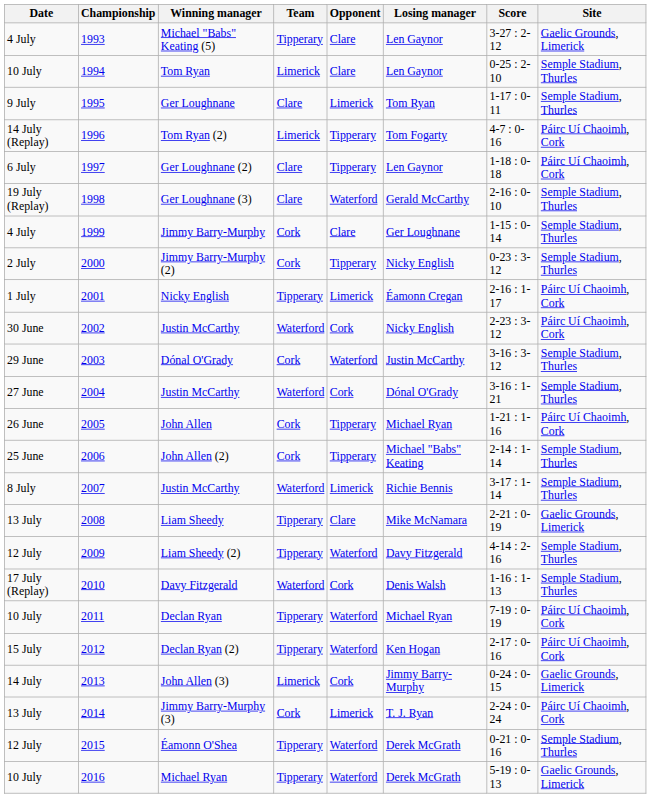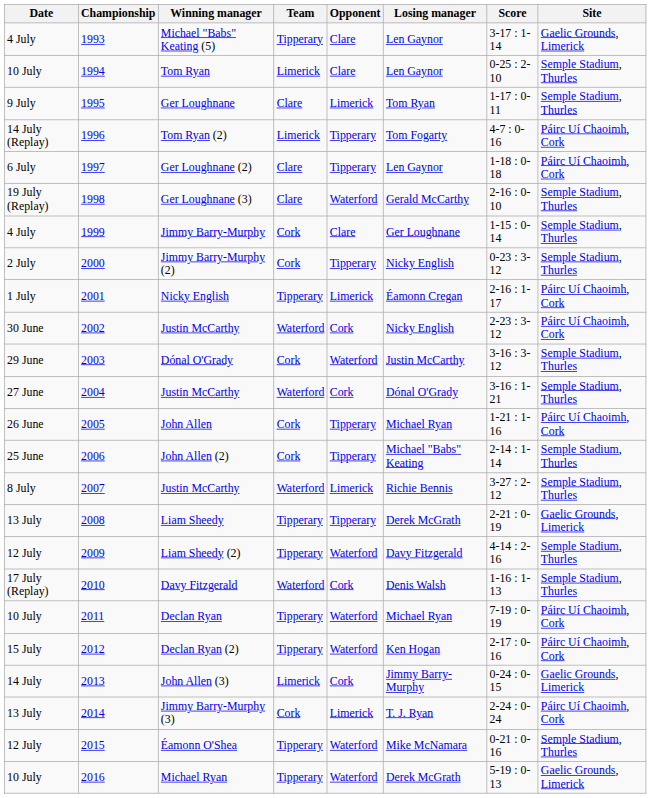(510, 39) 3-27 : 2-12 -> (510, 39) 3-17 : 1-14
(510, 488) 3-17 : 1-14 -> (510, 488) 3-27 : 2-12
(343, 520) Clare -> (353, 520) Tipperary
(427, 520) Mike McNamara -> (423, 520) Derek McGrath
(423, 745) Derek McGrath -> (427, 745) Mike McNamara
